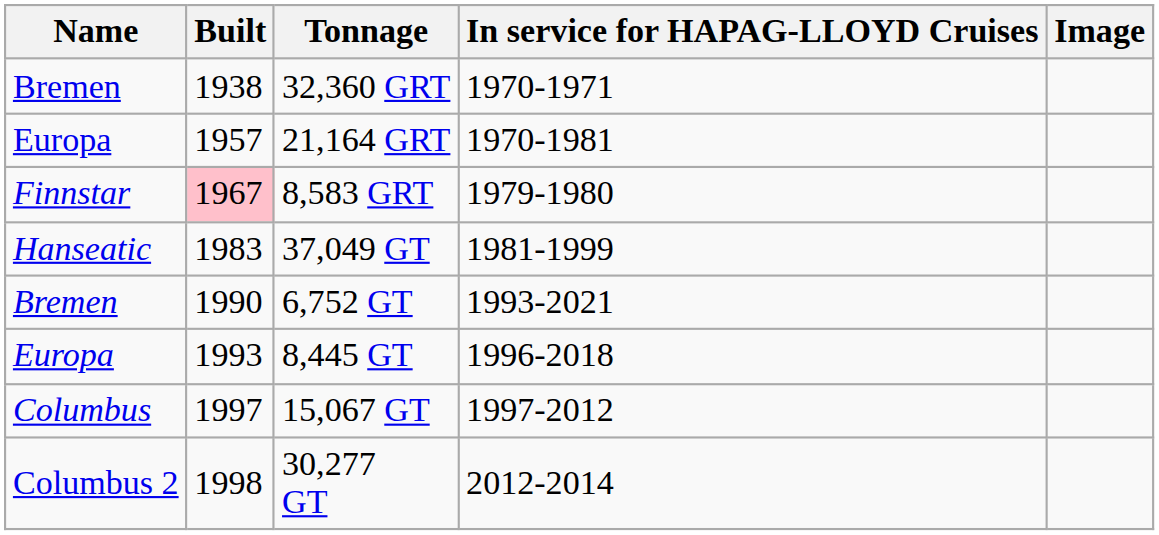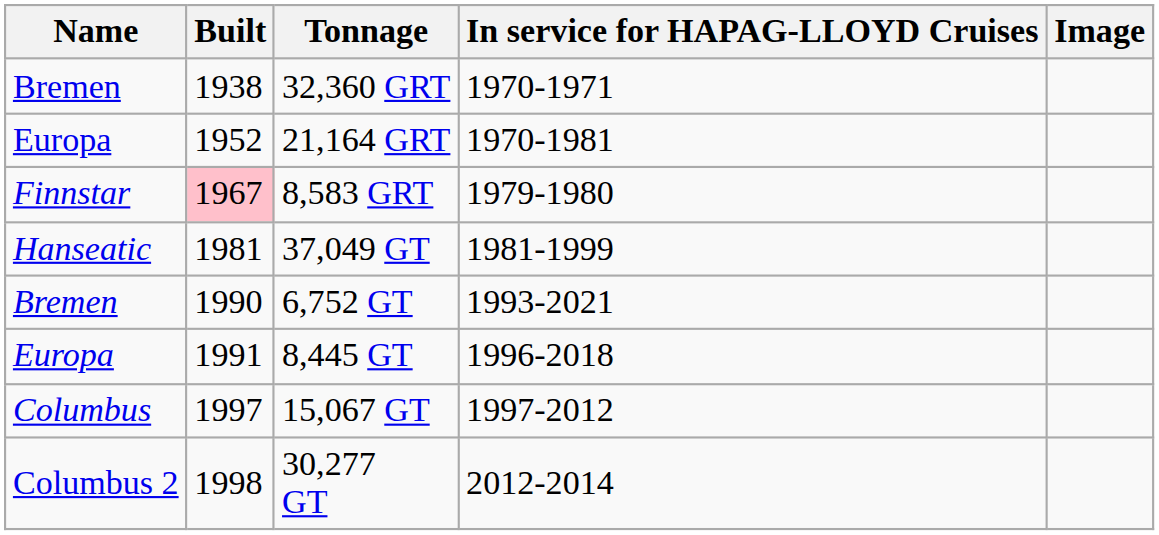(228, 139) 1957 -> (228, 139) 1952
(228, 247) 1983 -> (228, 247) 1981
(228, 355) 1993 -> (228, 355) 1991
